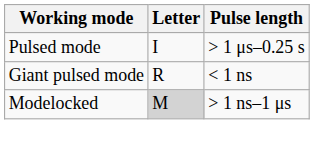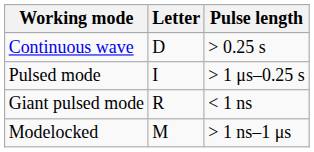+ row: (71, 47)
(160, 103) lightgrey background -> (160, 132) no background
